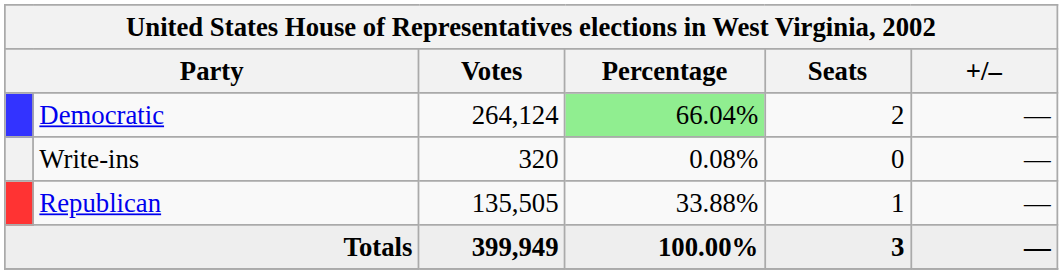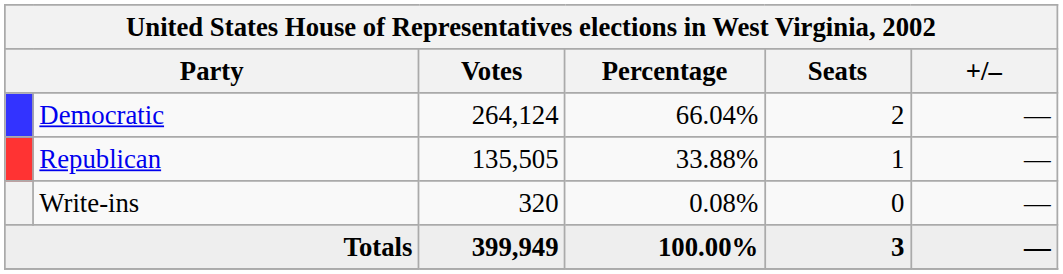(717, 114) lightgreen background -> (717, 114) no background
rows swapped: (100, 203) <-> (89, 159)
